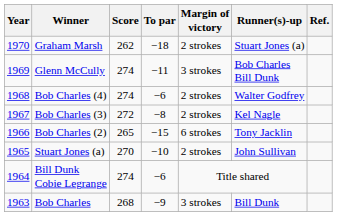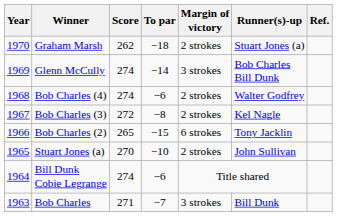(160, 71) −11 -> (160, 71) −14
(125, 202) 268 -> (125, 202) 271
(160, 202) −9 -> (160, 202) −7
